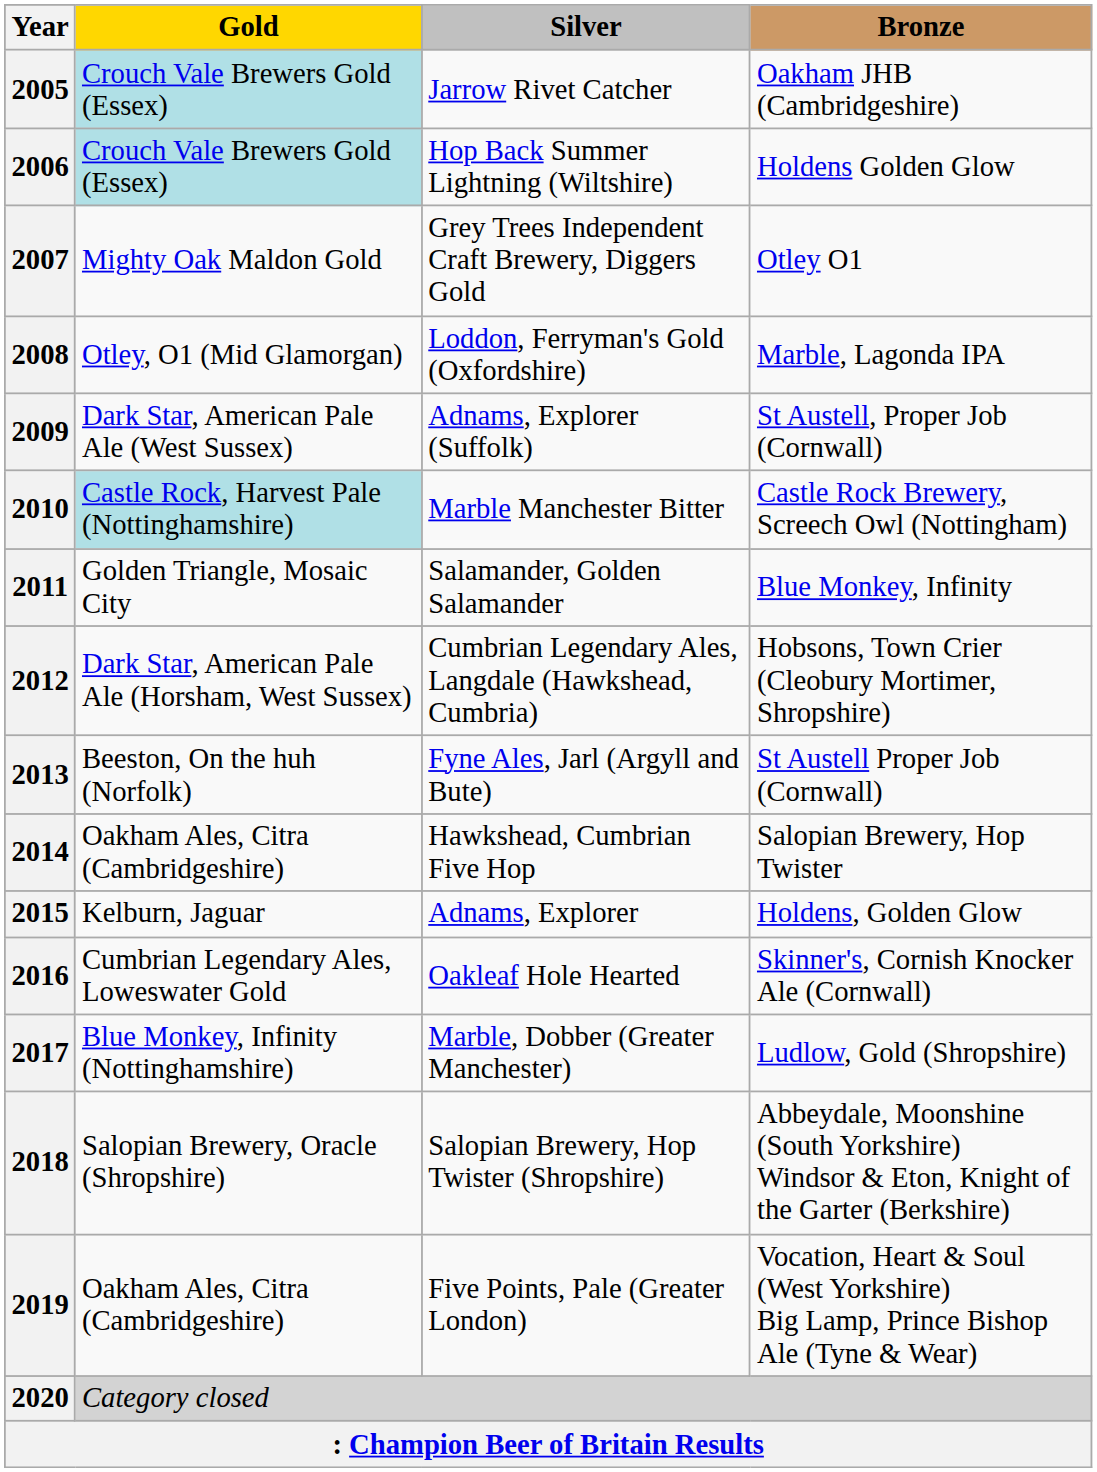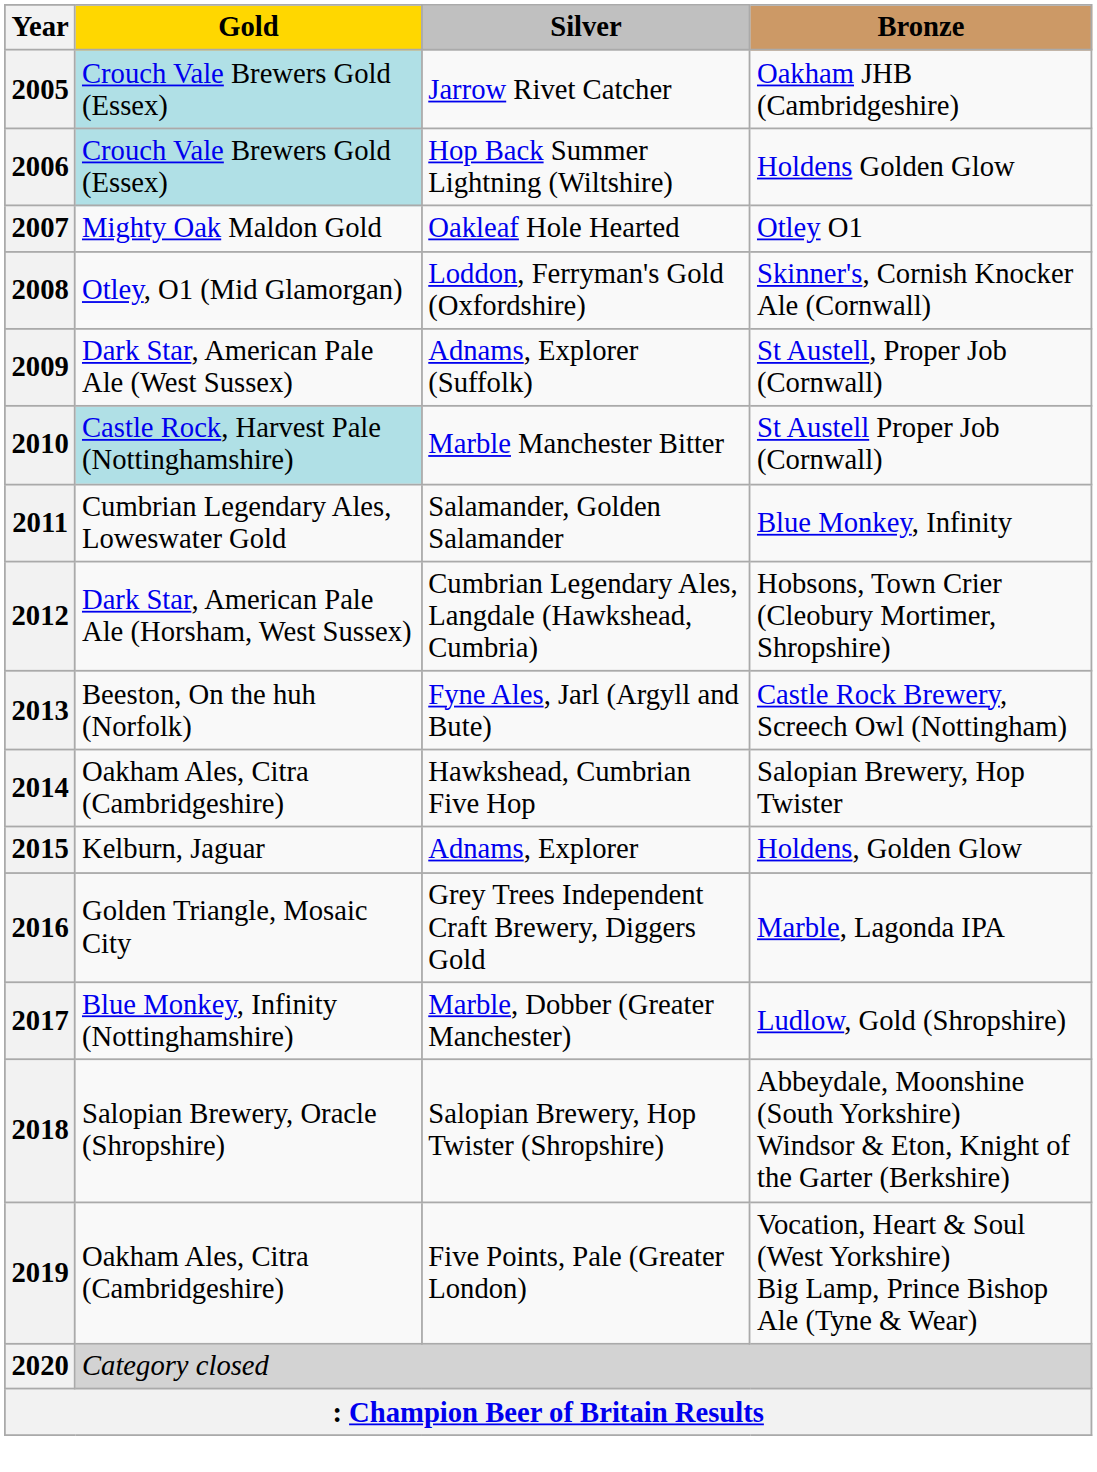(566, 260) Grey Trees Independent Craft Brewery, Diggers Gold -> (554, 227) Oakleaf Hole Hearted
(881, 353) Marble, Lagonda IPA -> (915, 289) Skinner's, Cornish Knocker Ale (Cornwall)
(912, 509) Castle Rock Brewery, Screech Owl (Nottingham) -> (878, 444) St Austell Proper Job (Cornwall)
(225, 586) Golden Triangle, Mosaic City -> (237, 522) Cumbrian Legendary Ales, Loweswater Gold
(878, 774) St Austell Proper Job (Cornwall) -> (912, 709) Castle Rock Brewery, Screech Owl (Nottingham)
(237, 975) Cumbrian Legendary Ales, Loweswater Gold -> (225, 926) Golden Triangle, Mosaic City
(554, 975) Oakleaf Hole Hearted -> (566, 926) Grey Trees Independent Craft Brewery, Diggers Gold
(915, 975) Skinner's, Cornish Knocker Ale (Cornwall) -> (881, 926) Marble, Lagonda IPA
